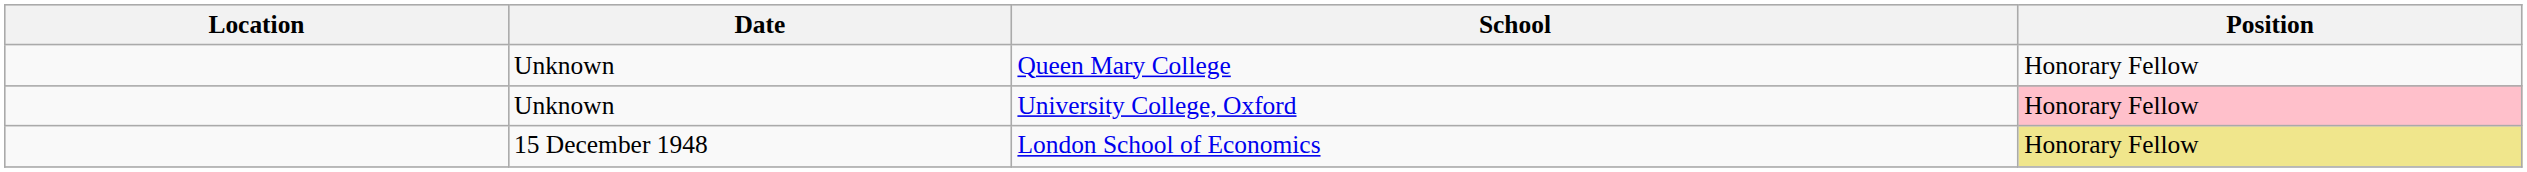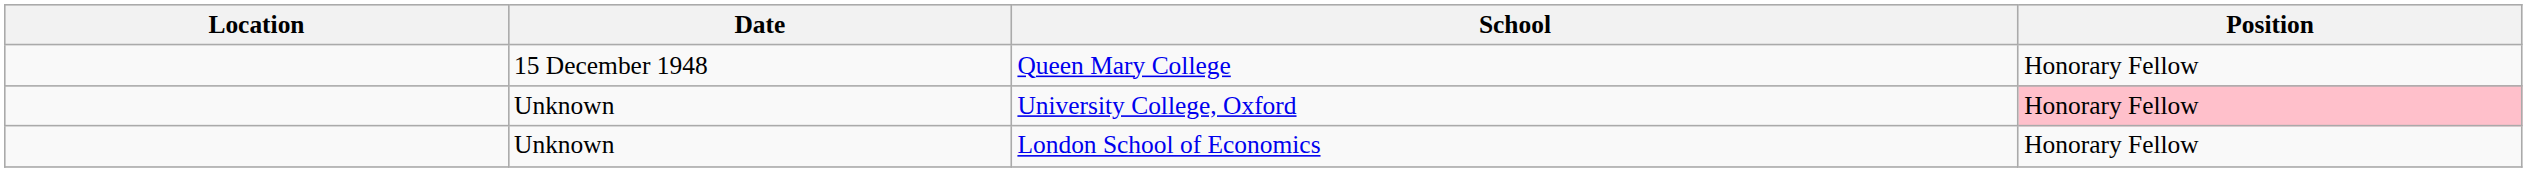(564, 65) Unknown -> (611, 65) 15 December 1948
(611, 145) 15 December 1948 -> (564, 145) Unknown
(2111, 145) khaki background -> (2111, 145) no background
